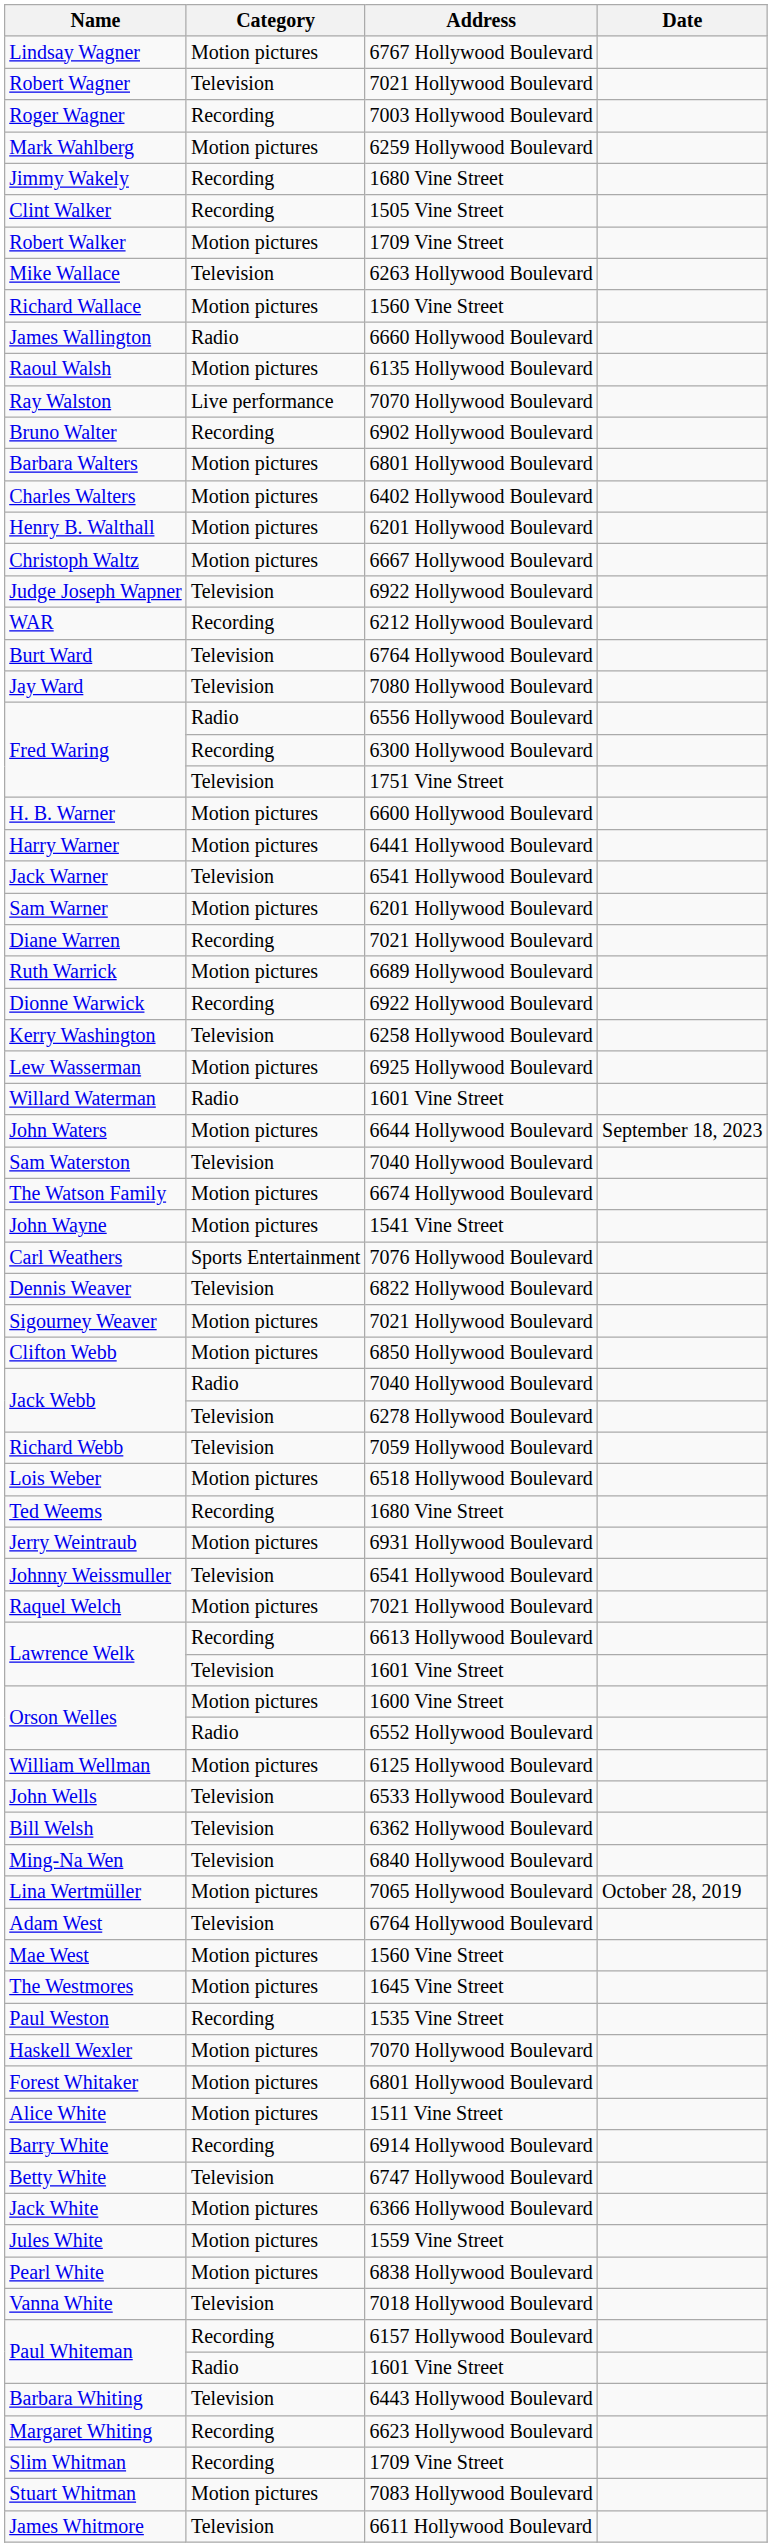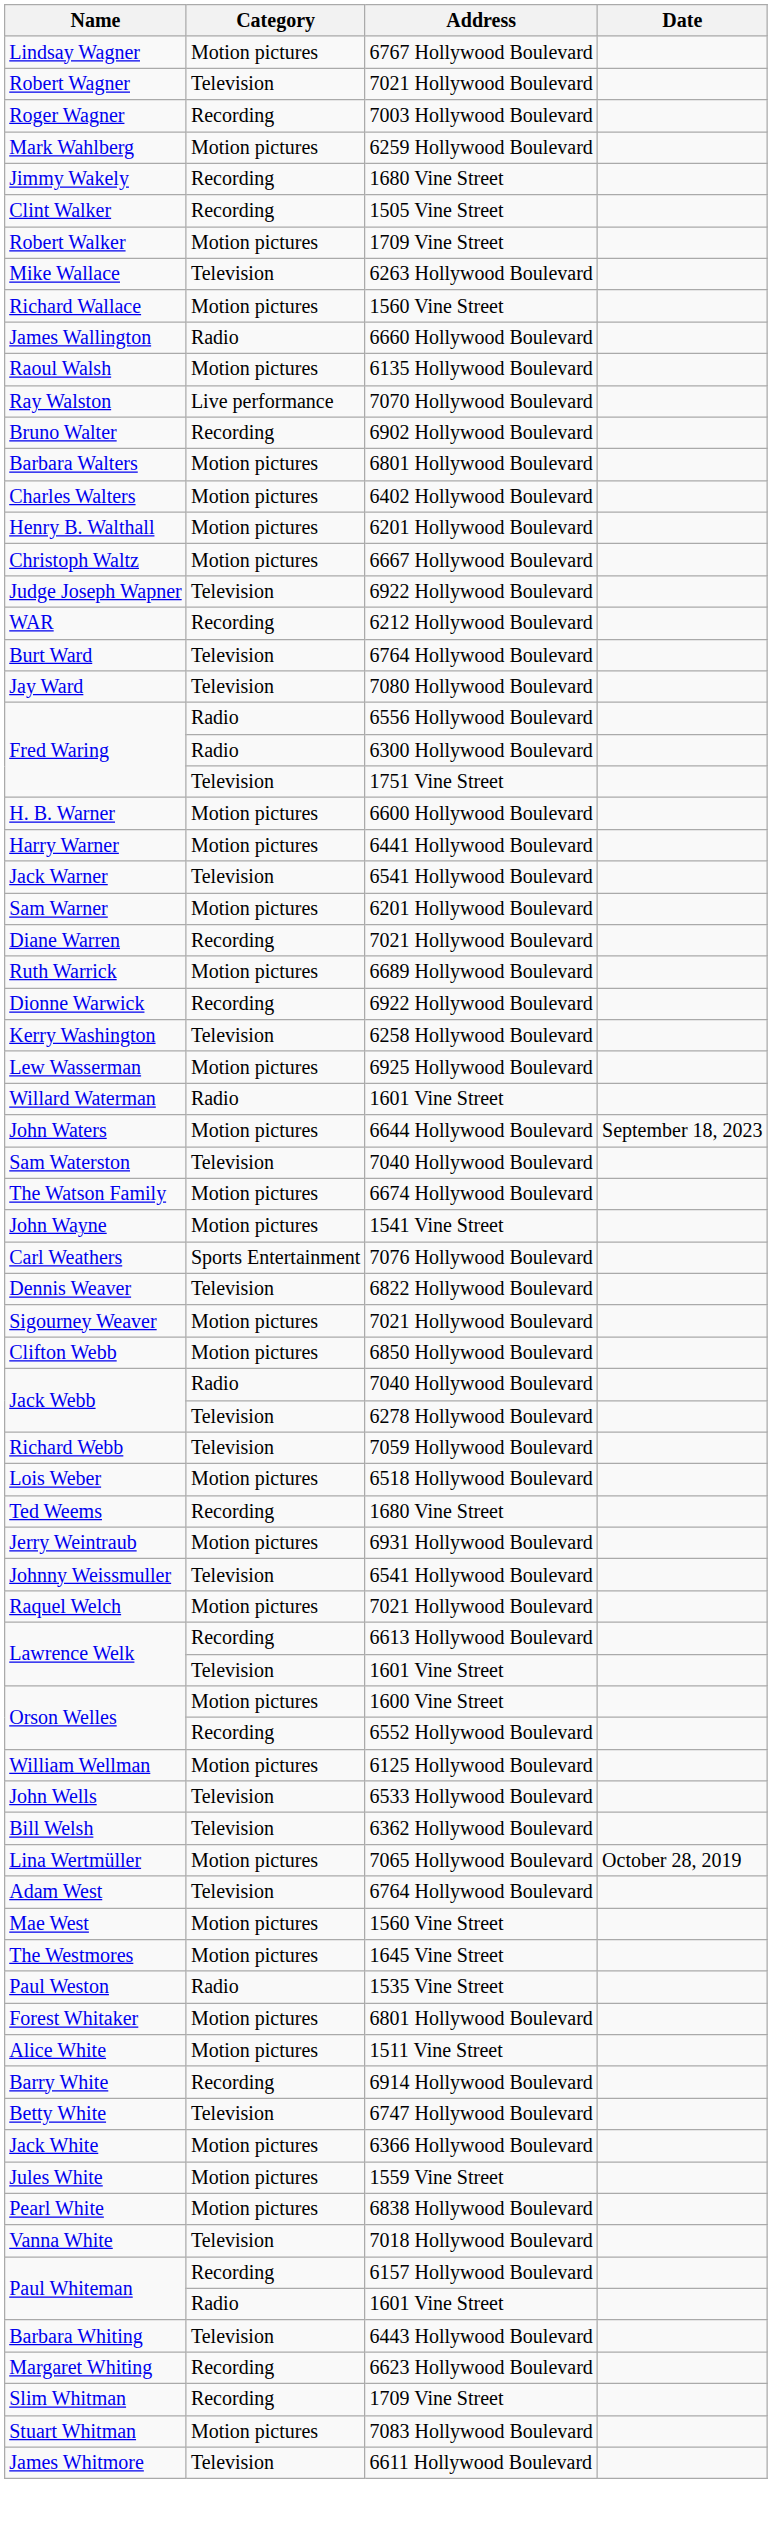(233, 749) Recording -> (215, 749) Radio
(215, 1733) Radio -> (233, 1733) Recording
- row: (66, 1860)
(233, 2018) Recording -> (215, 1986) Radio
- row: (71, 2050)
